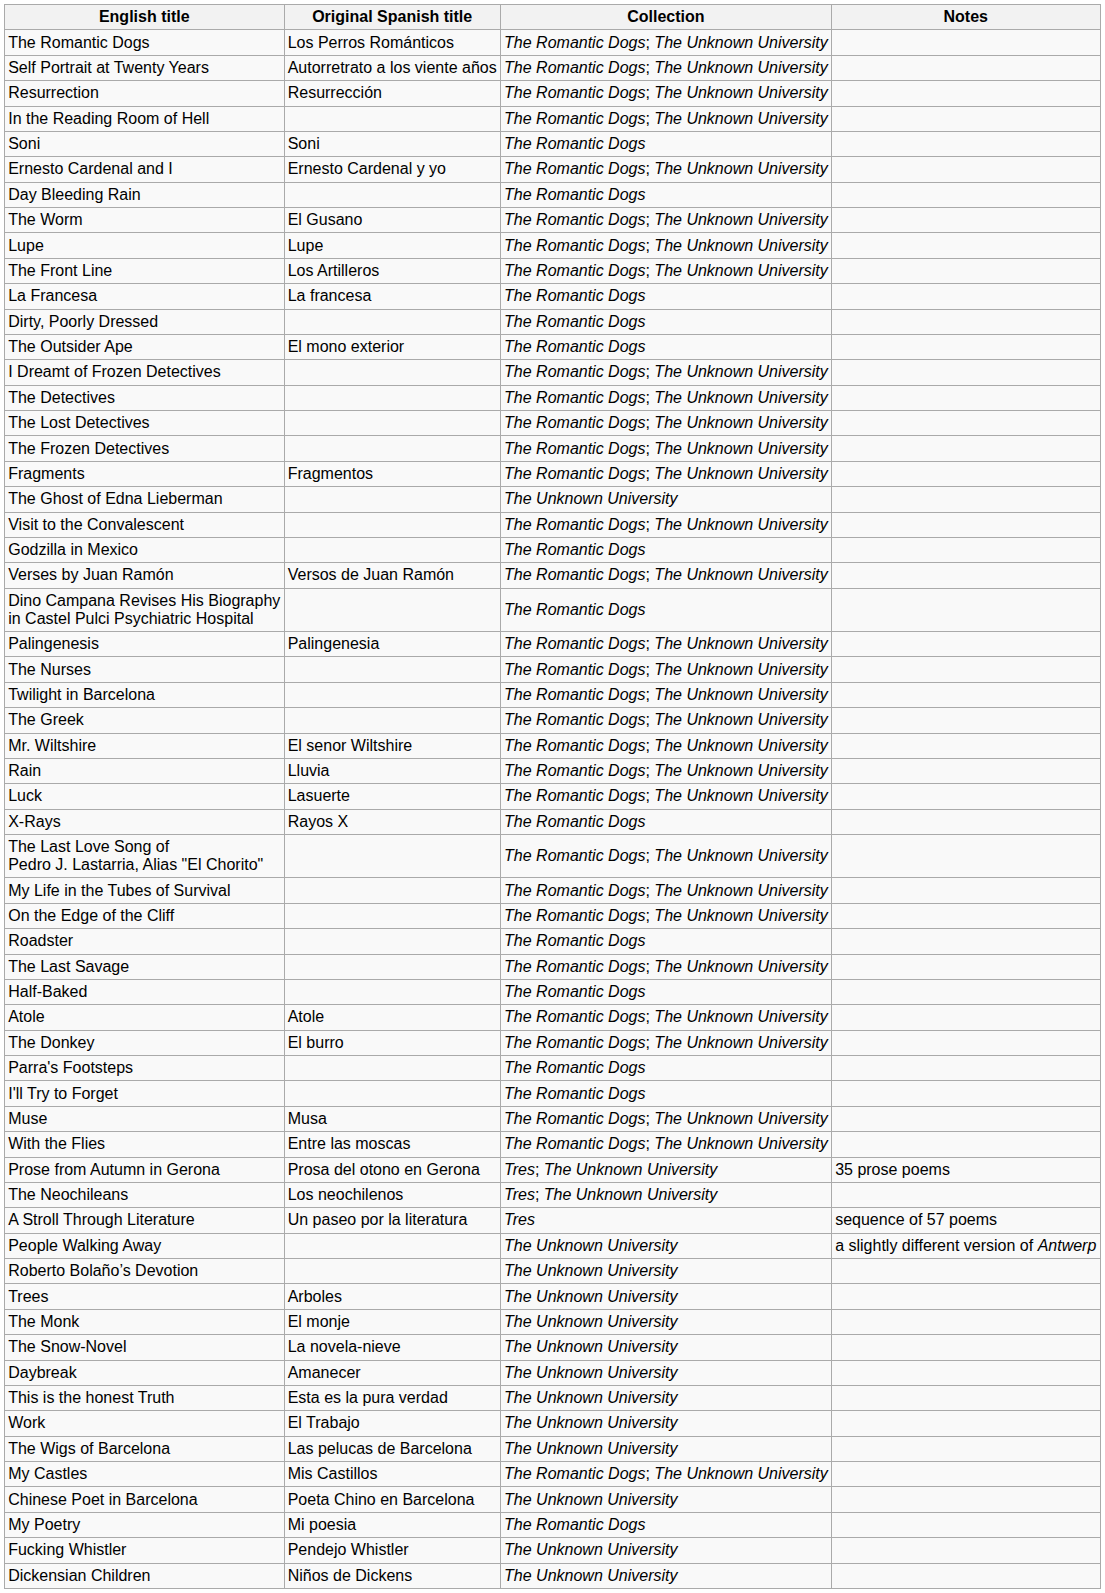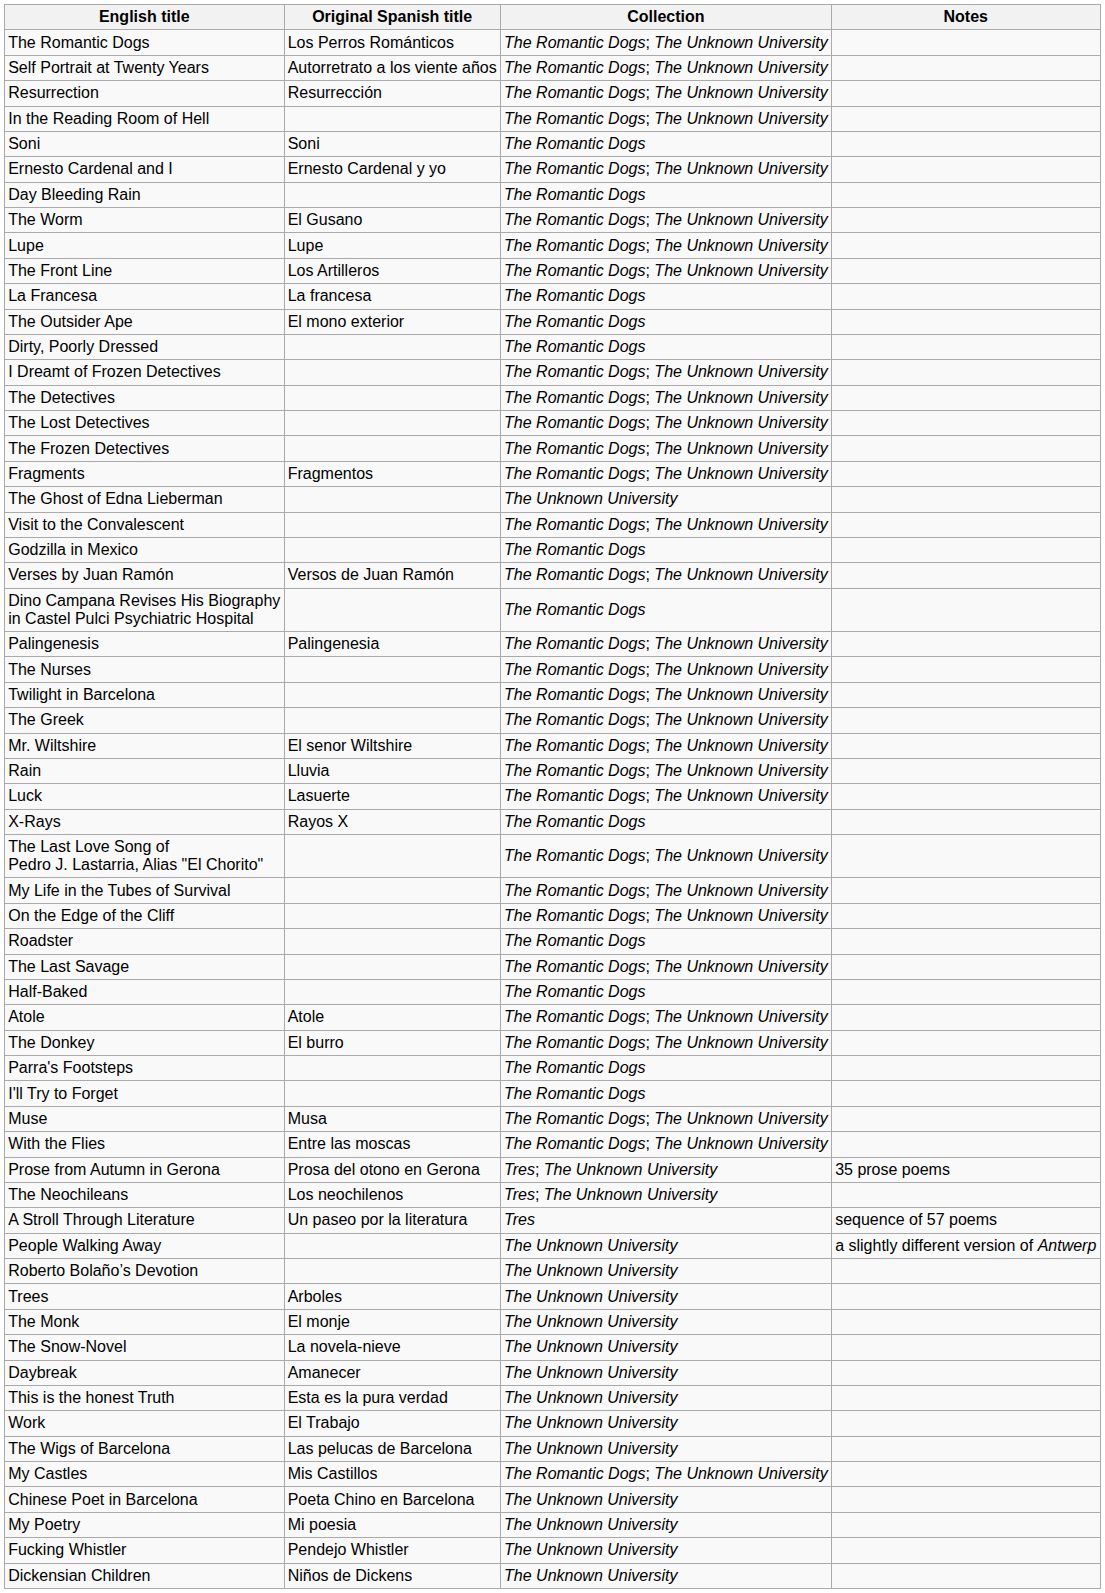rows swapped: (70, 347) <-> (83, 321)
(575, 1524) The Romantic Dogs -> (591, 1524) The Unknown University
